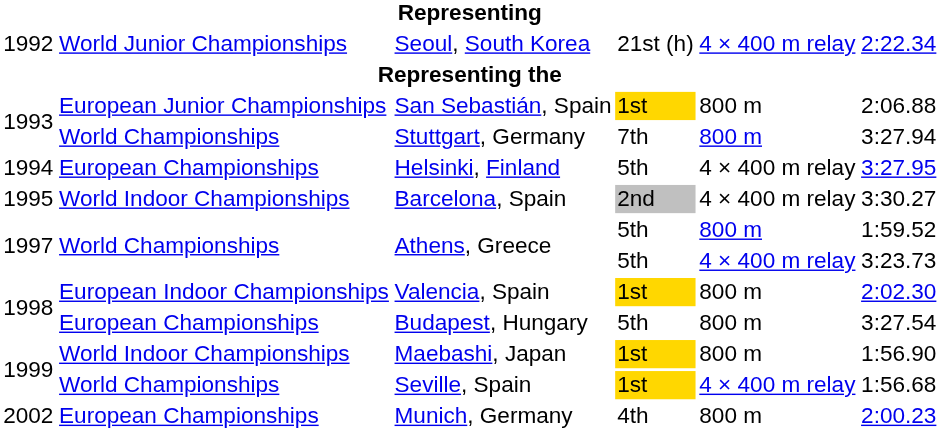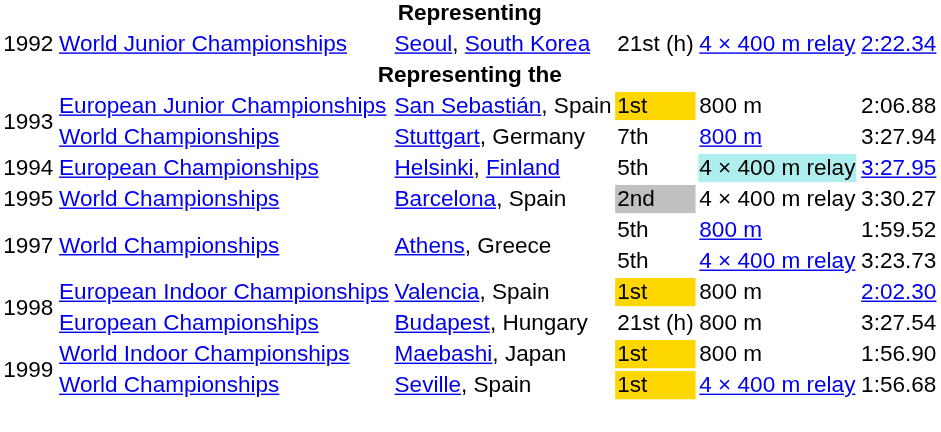(777, 167) no background -> (777, 167) paleturquoise background
(204, 198) World Indoor Championships -> (169, 198) World Championships
(633, 322) 5th -> (655, 322) 21st (h)
- row: (28, 415)
